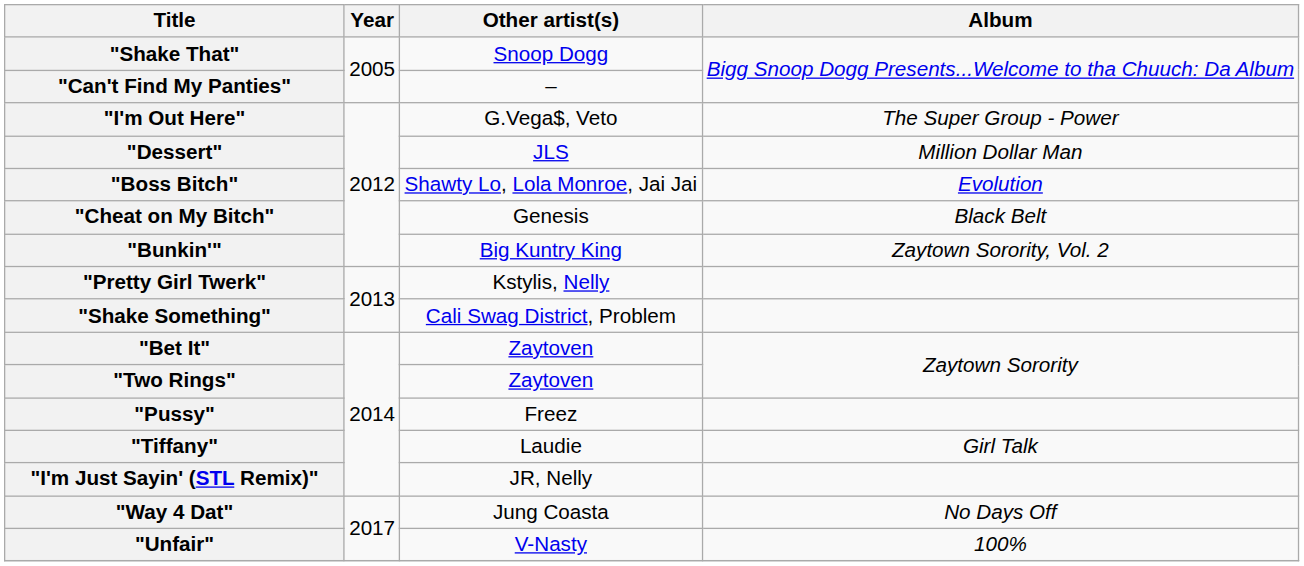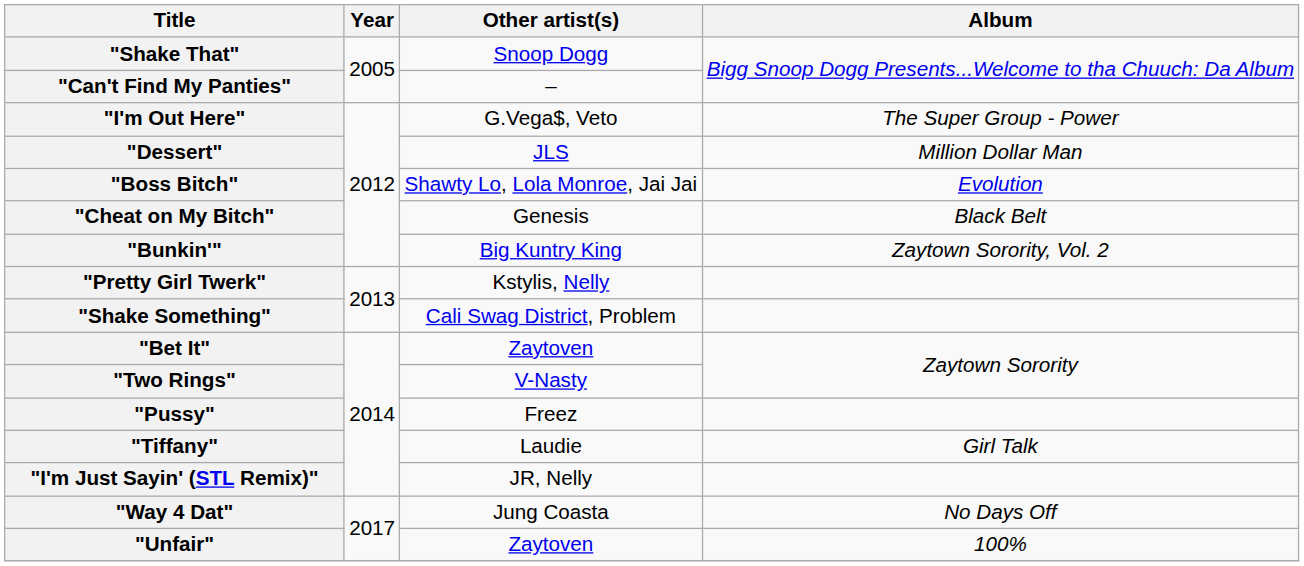(551, 380) Zaytoven -> (551, 380) V-Nasty
(551, 544) V-Nasty -> (551, 544) Zaytoven
